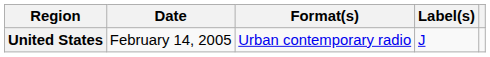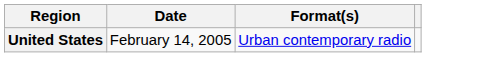- column: (447, 16)
